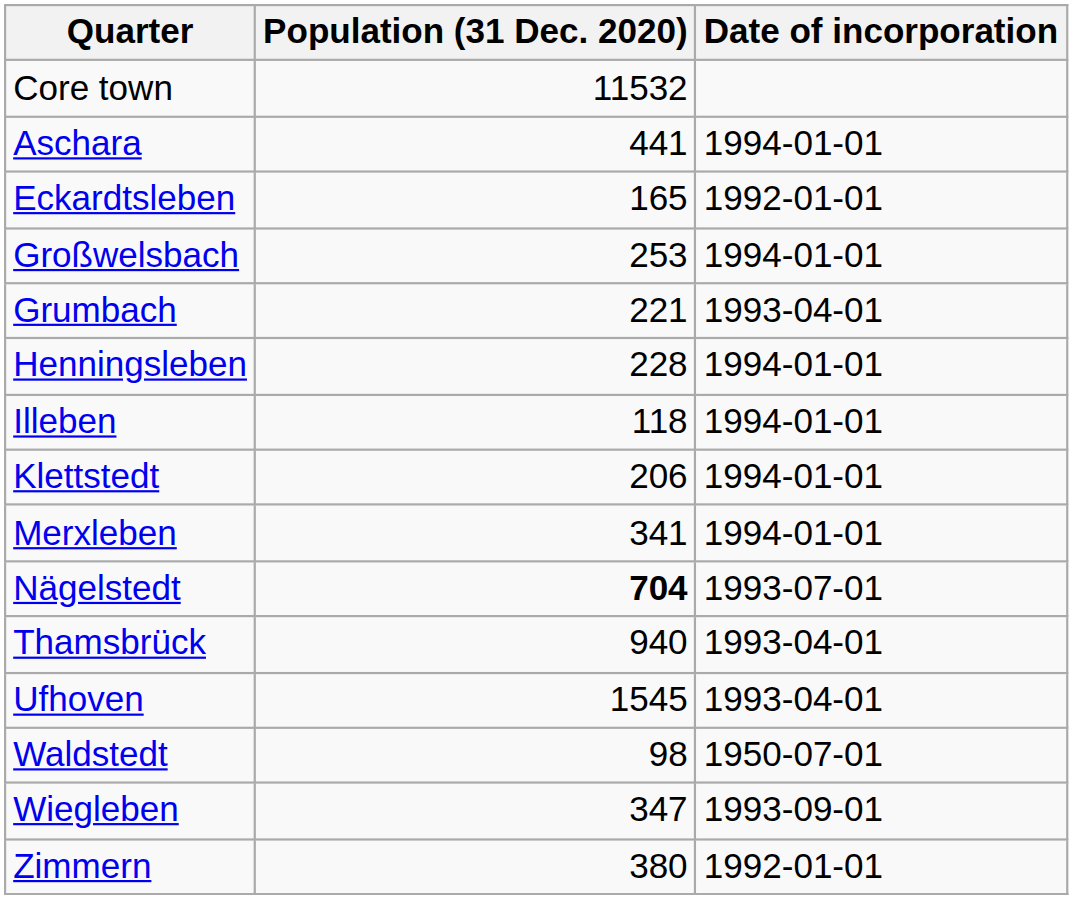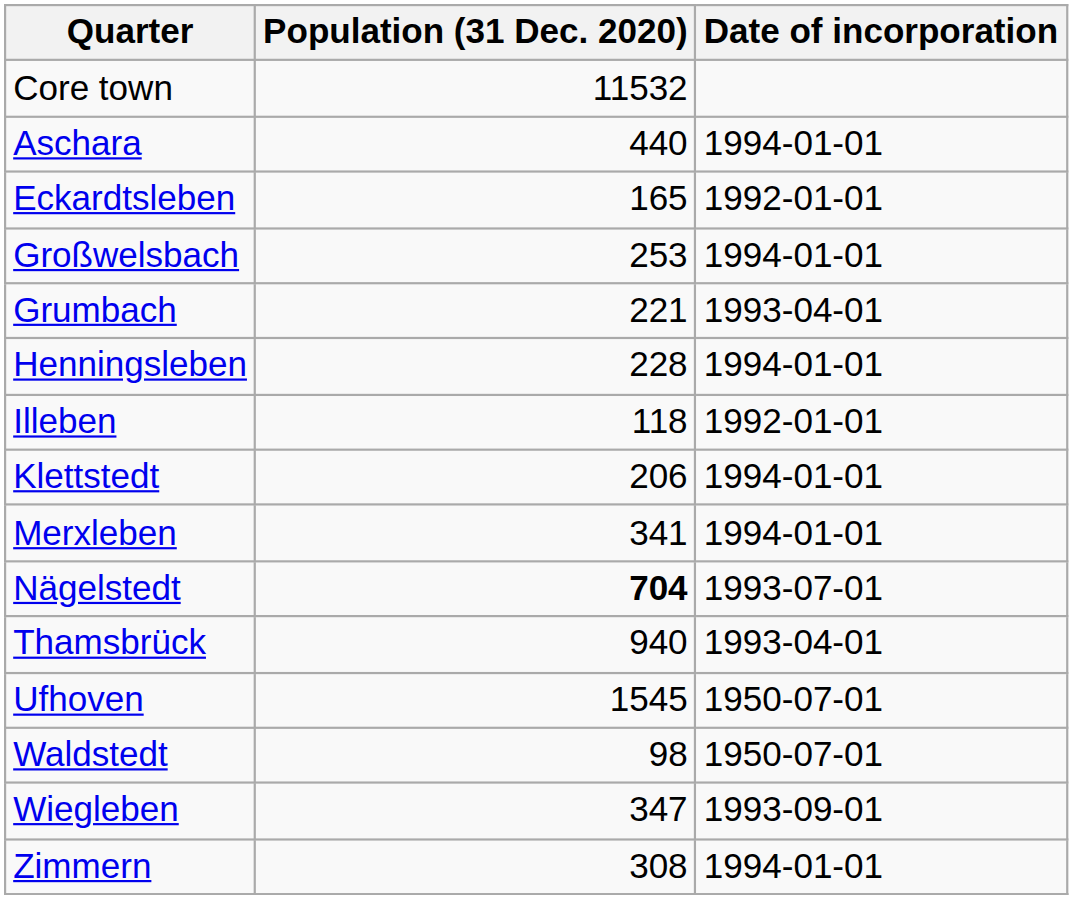(658, 143) 441 -> (658, 143) 440
(793, 421) 1994-01-01 -> (793, 421) 1992-01-01
(793, 699) 1993-04-01 -> (793, 699) 1950-07-01
(658, 865) 380 -> (658, 865) 308
(793, 865) 1992-01-01 -> (793, 865) 1994-01-01
